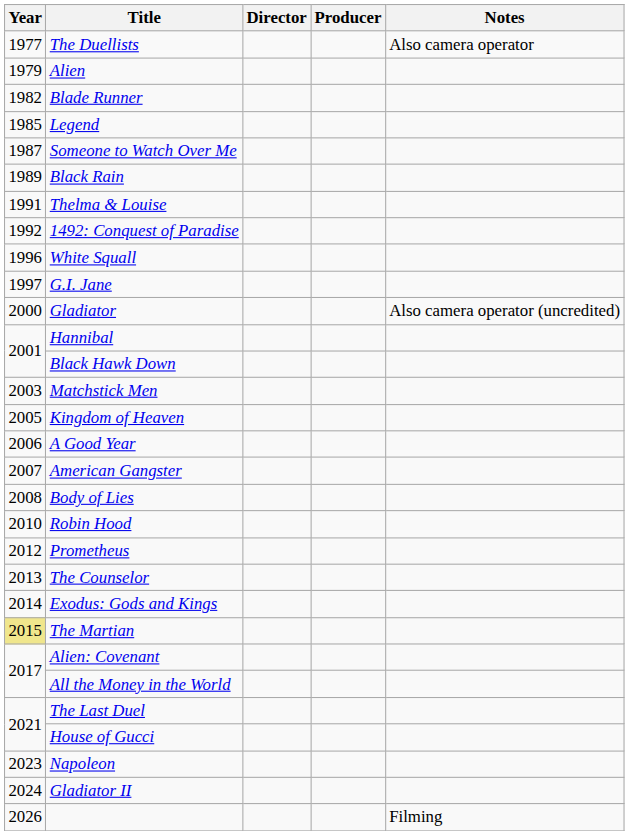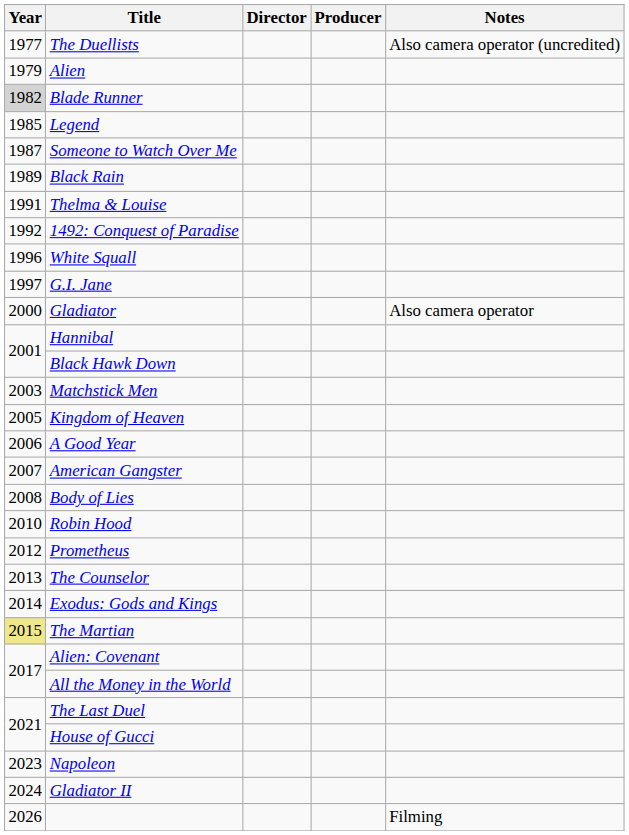(461, 44) Also camera operator -> (505, 44) Also camera operator (uncredited)
(25, 97) no background -> (25, 97) lightgrey background
(505, 310) Also camera operator (uncredited) -> (461, 310) Also camera operator
